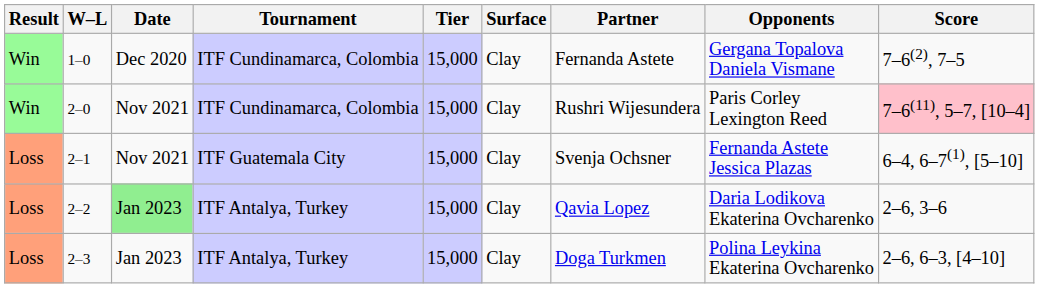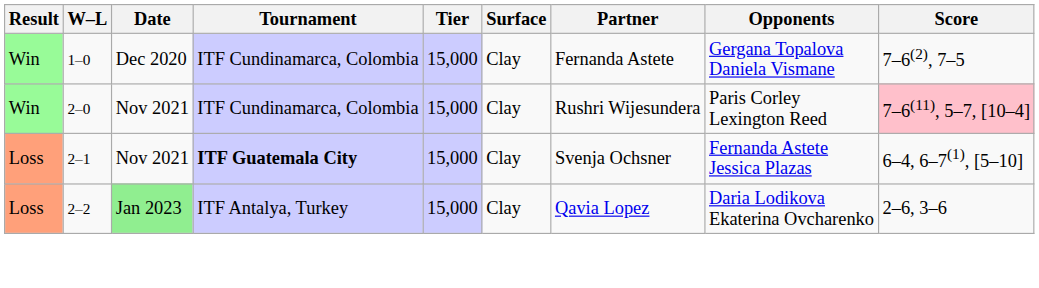(271, 158) normal -> (277, 158) bold
- row: (79, 259)
